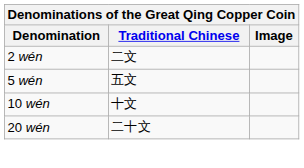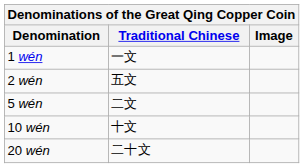+ row: (25, 57)
(124, 57) 二文 -> (124, 80) 五文
(124, 80) 五文 -> (124, 103) 二文
